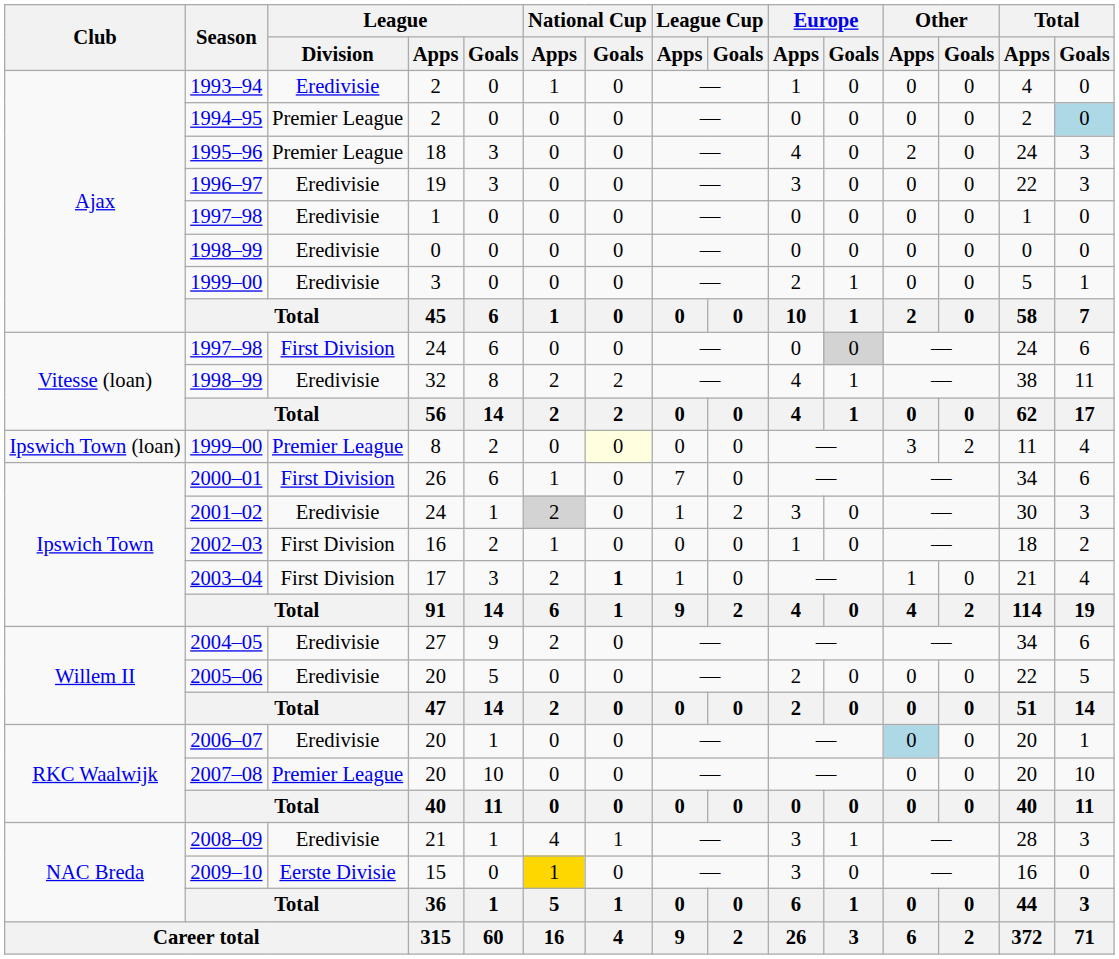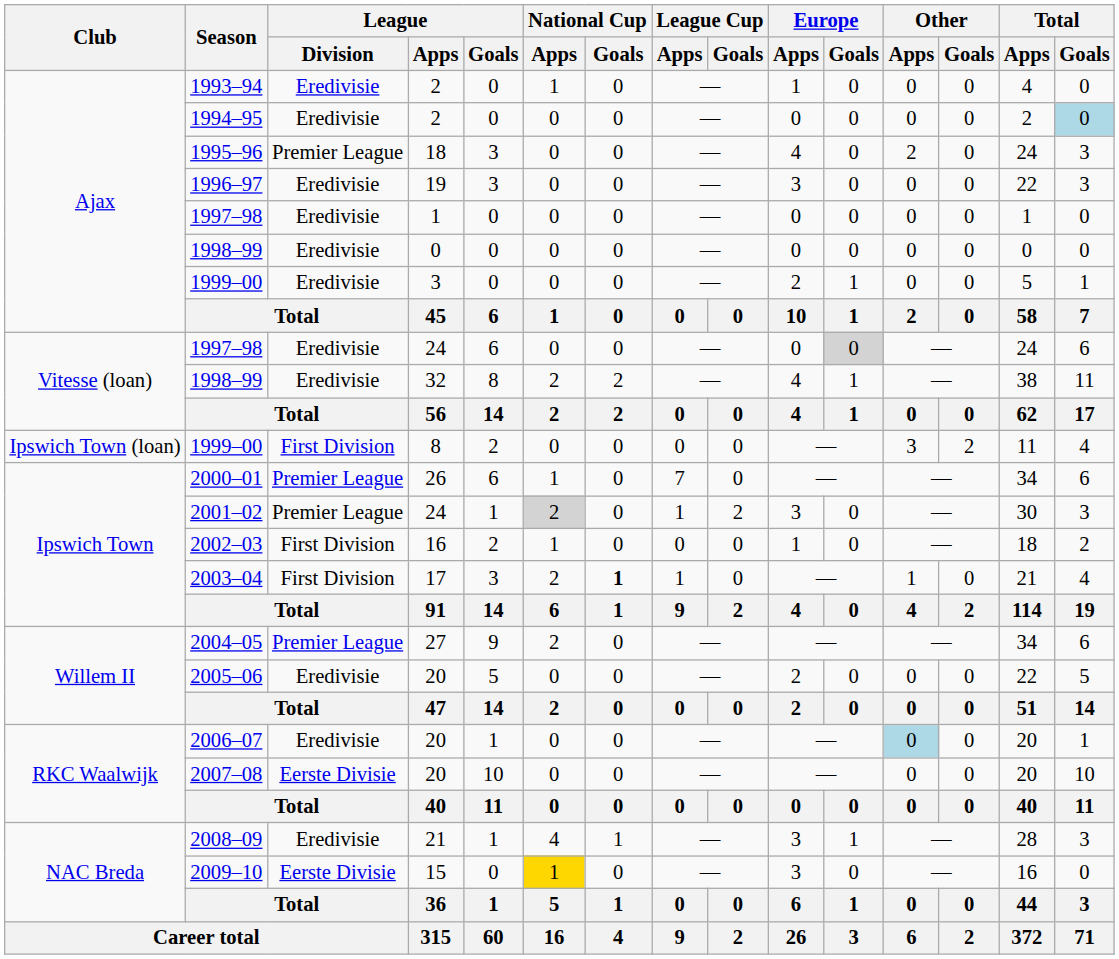(338, 119) Premier League -> (338, 119) Eredivisie
(338, 348) First Division -> (338, 348) Eredivisie
(338, 446) Premier League -> (338, 446) First Division
(618, 446) lightyellow background -> (618, 446) no background
(338, 479) First Division -> (338, 479) Premier League
(338, 511) Eredivisie -> (338, 511) Premier League
(338, 642) Eredivisie -> (338, 642) Premier League
(338, 773) Premier League -> (338, 773) Eerste Divisie
